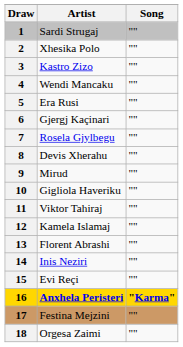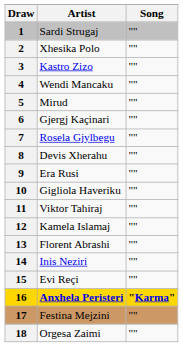(59, 102) Era Rusi -> (54, 102) Mirud
(54, 173) Mirud -> (59, 173) Era Rusi
